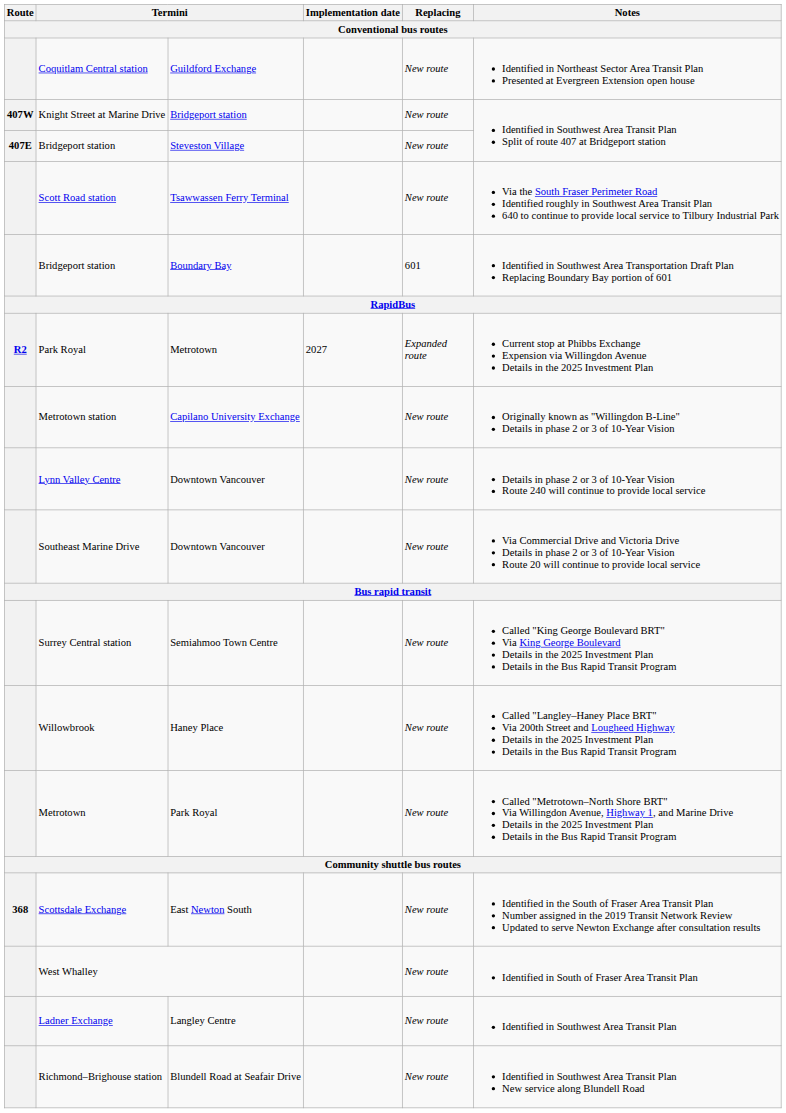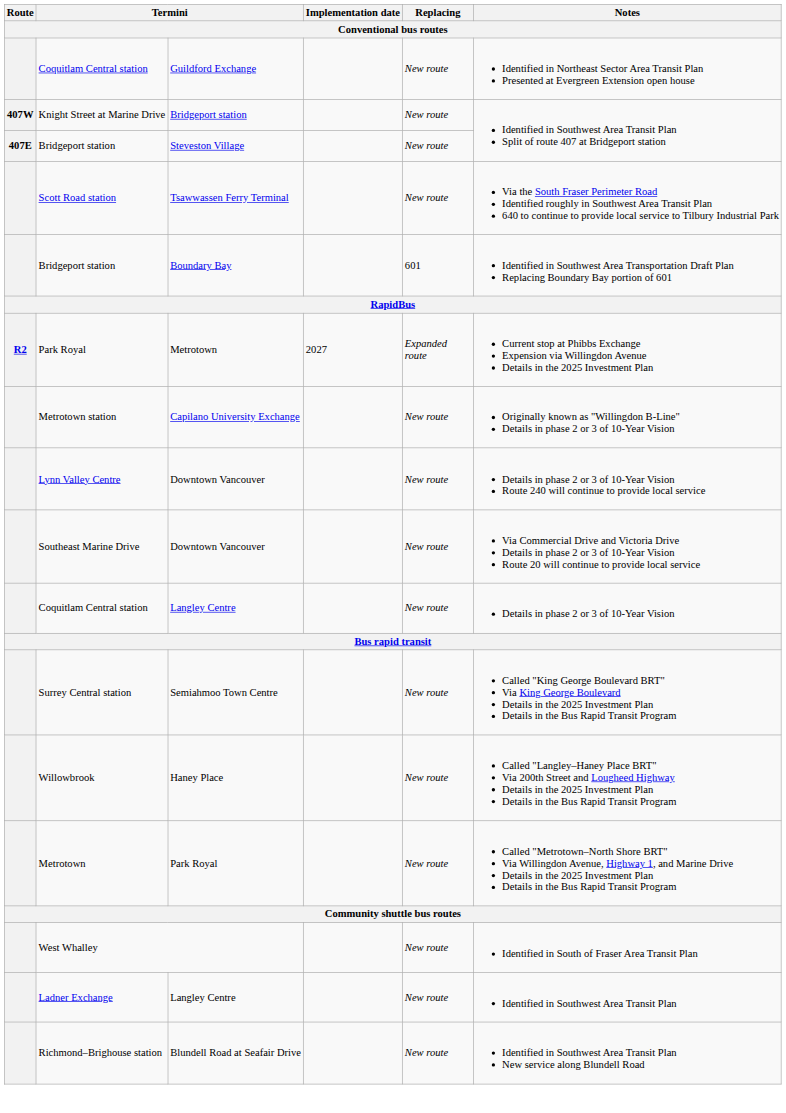+ row: (93, 608)
- row: (82, 909)
